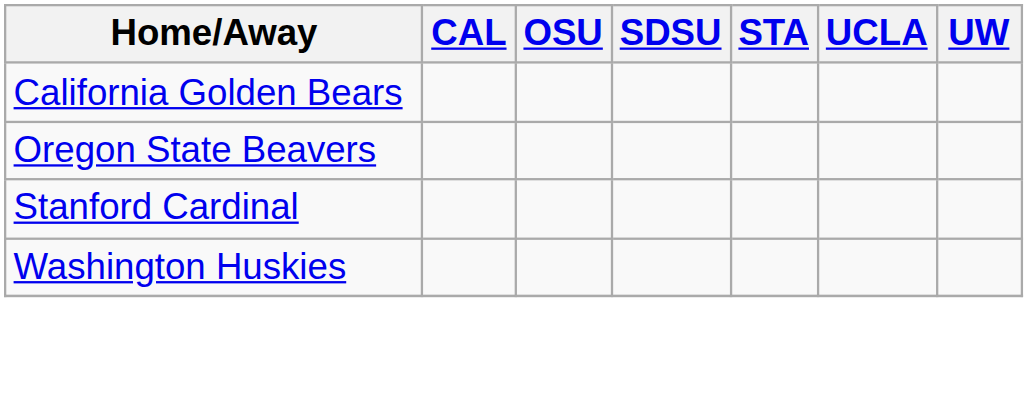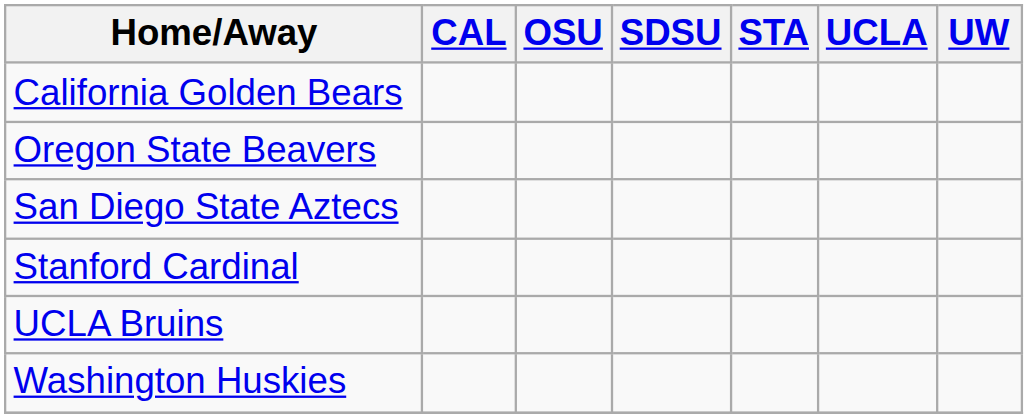+ row: (206, 207)
+ row: (118, 324)
